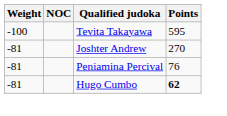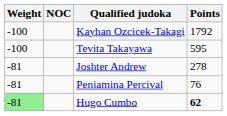+ row: (131, 31)
(177, 48) 270 -> (198, 66) 278
(14, 84) no background -> (14, 102) lightgreen background
